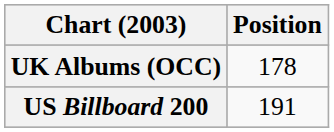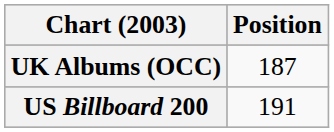(277, 65) 178 -> (277, 65) 187
